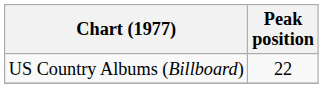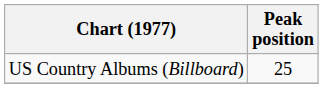(283, 68) 22 -> (283, 68) 25
